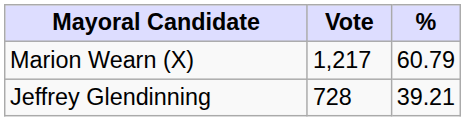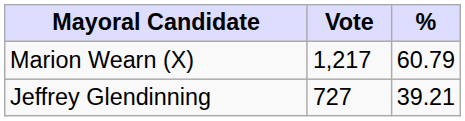(332, 97) 728 -> (332, 97) 727
